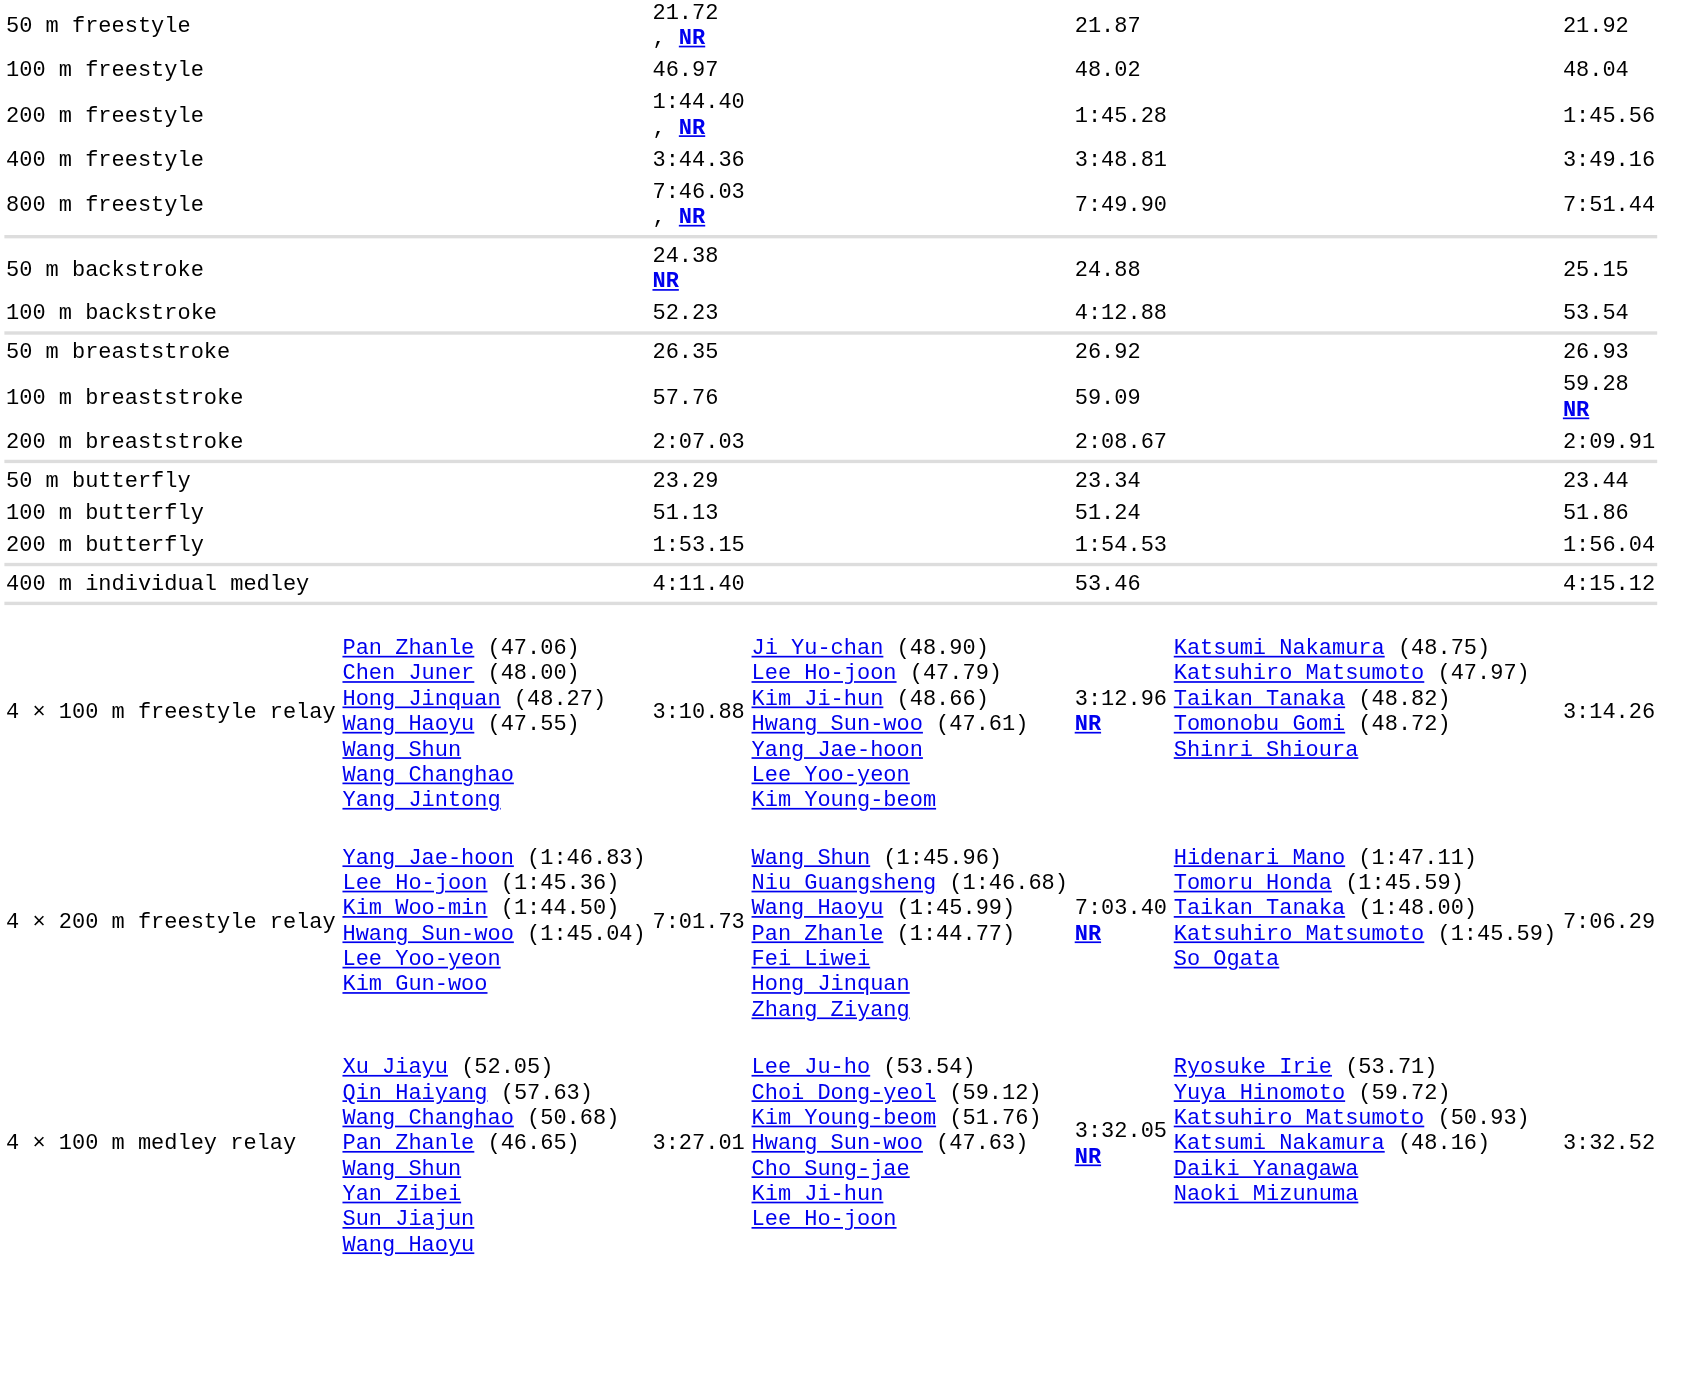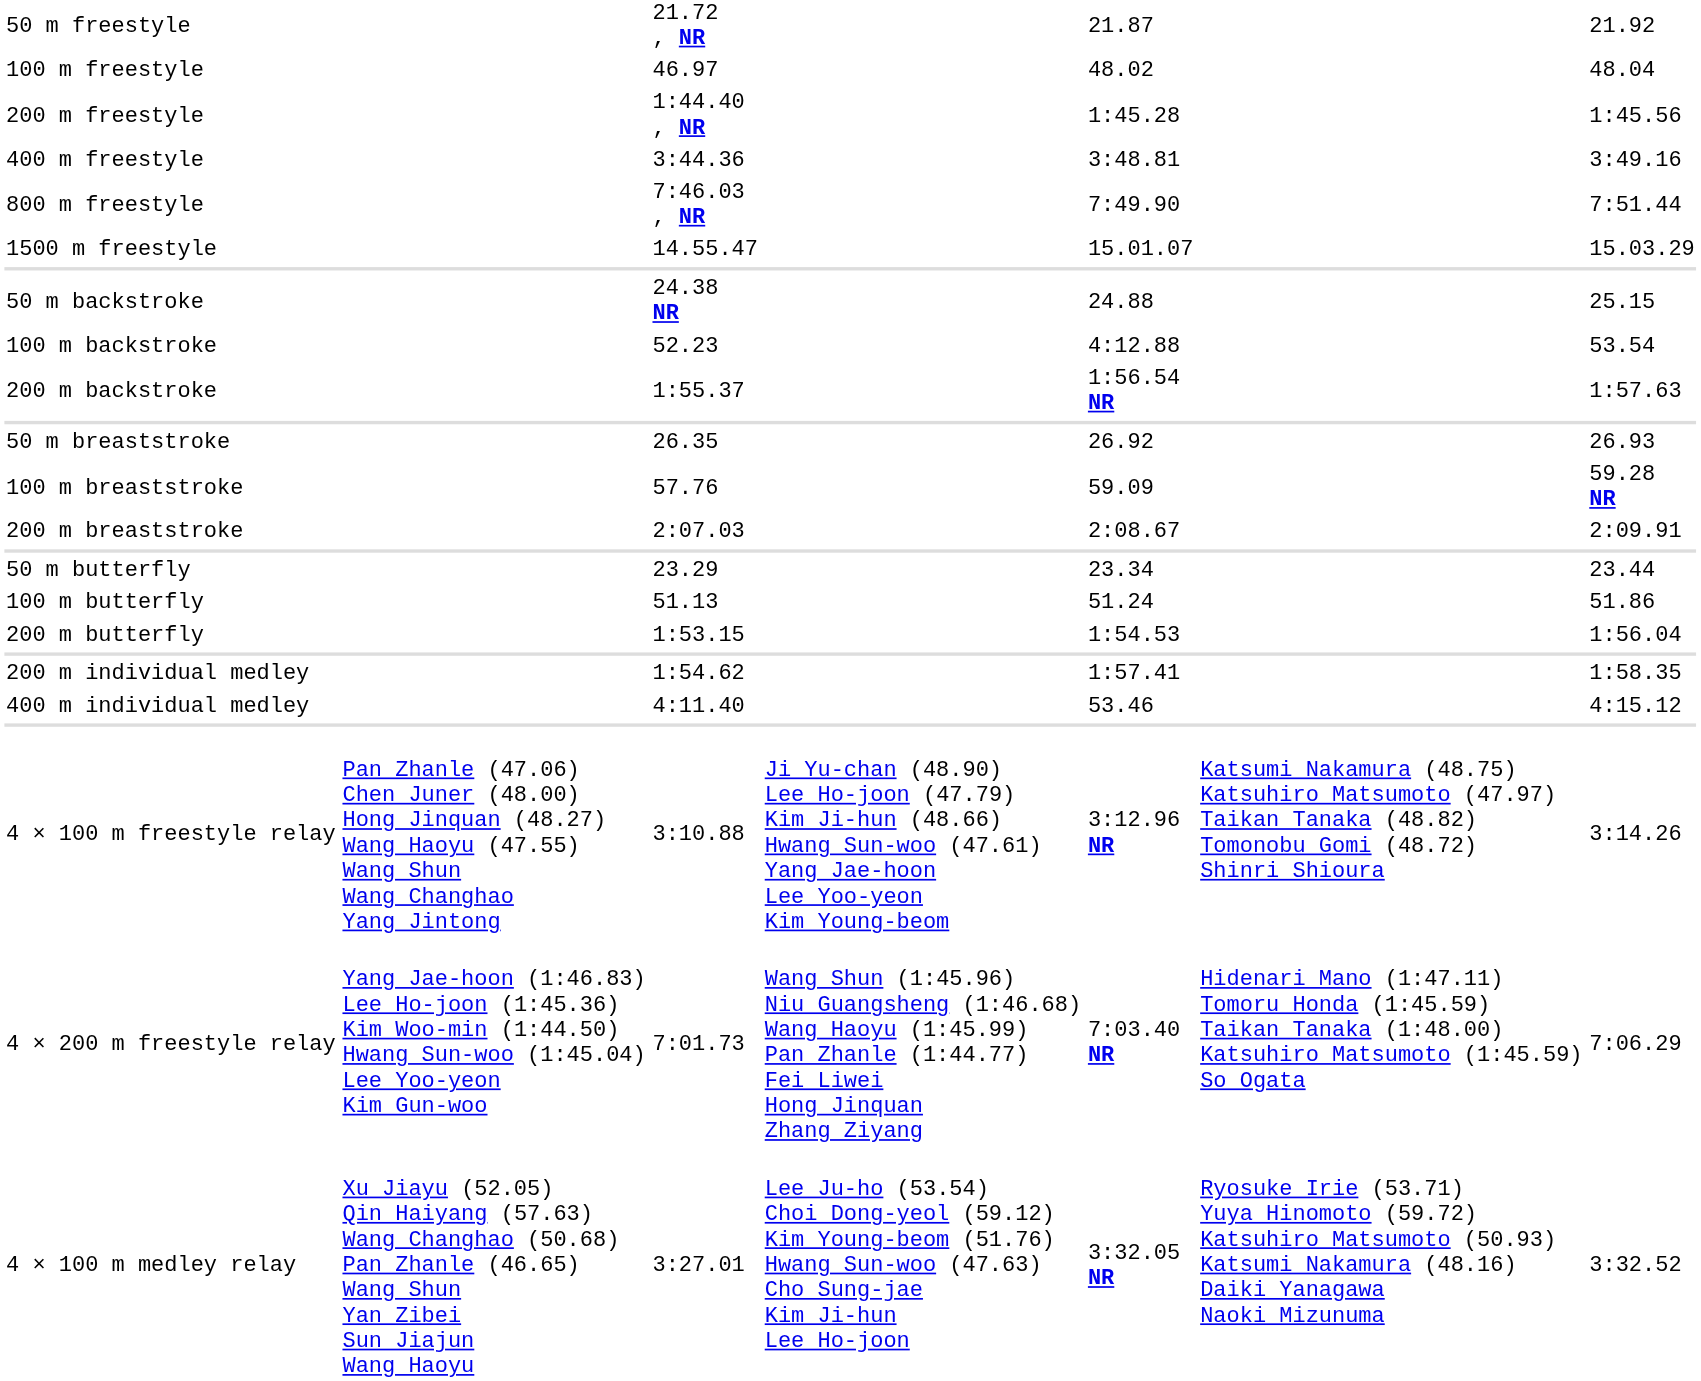+ row: (112, 249)
+ row: (112, 390)
+ row: (158, 674)
